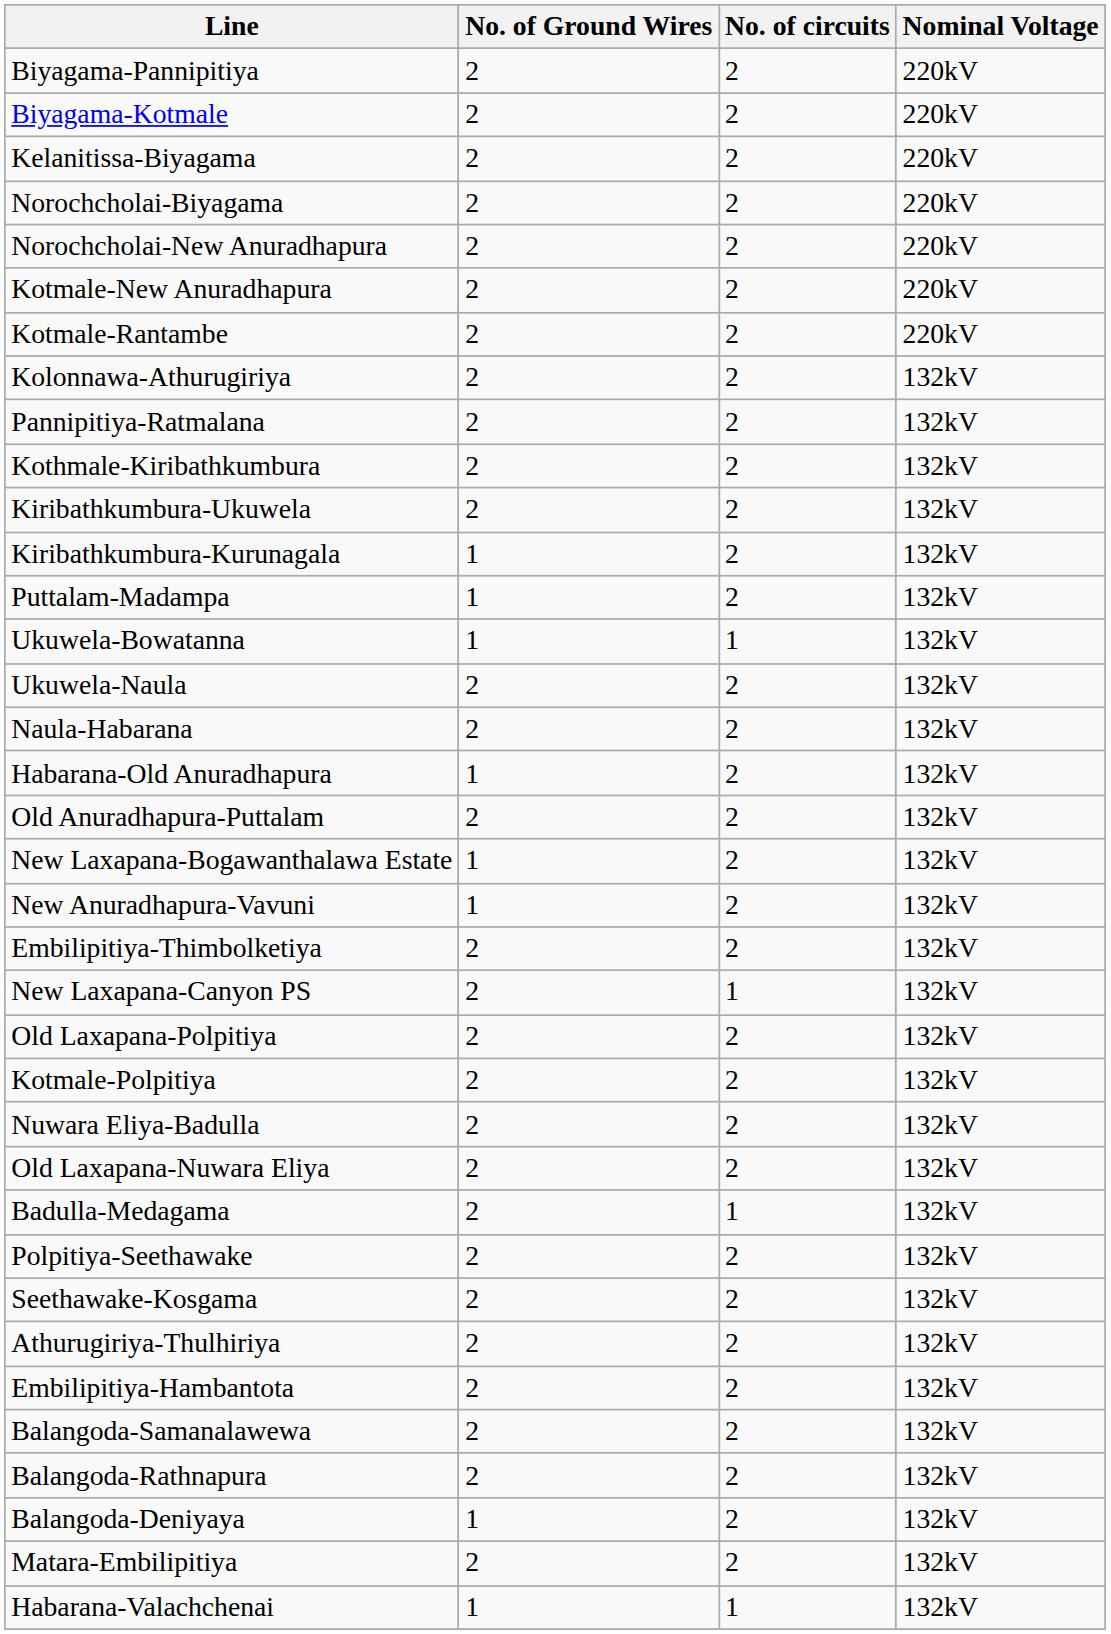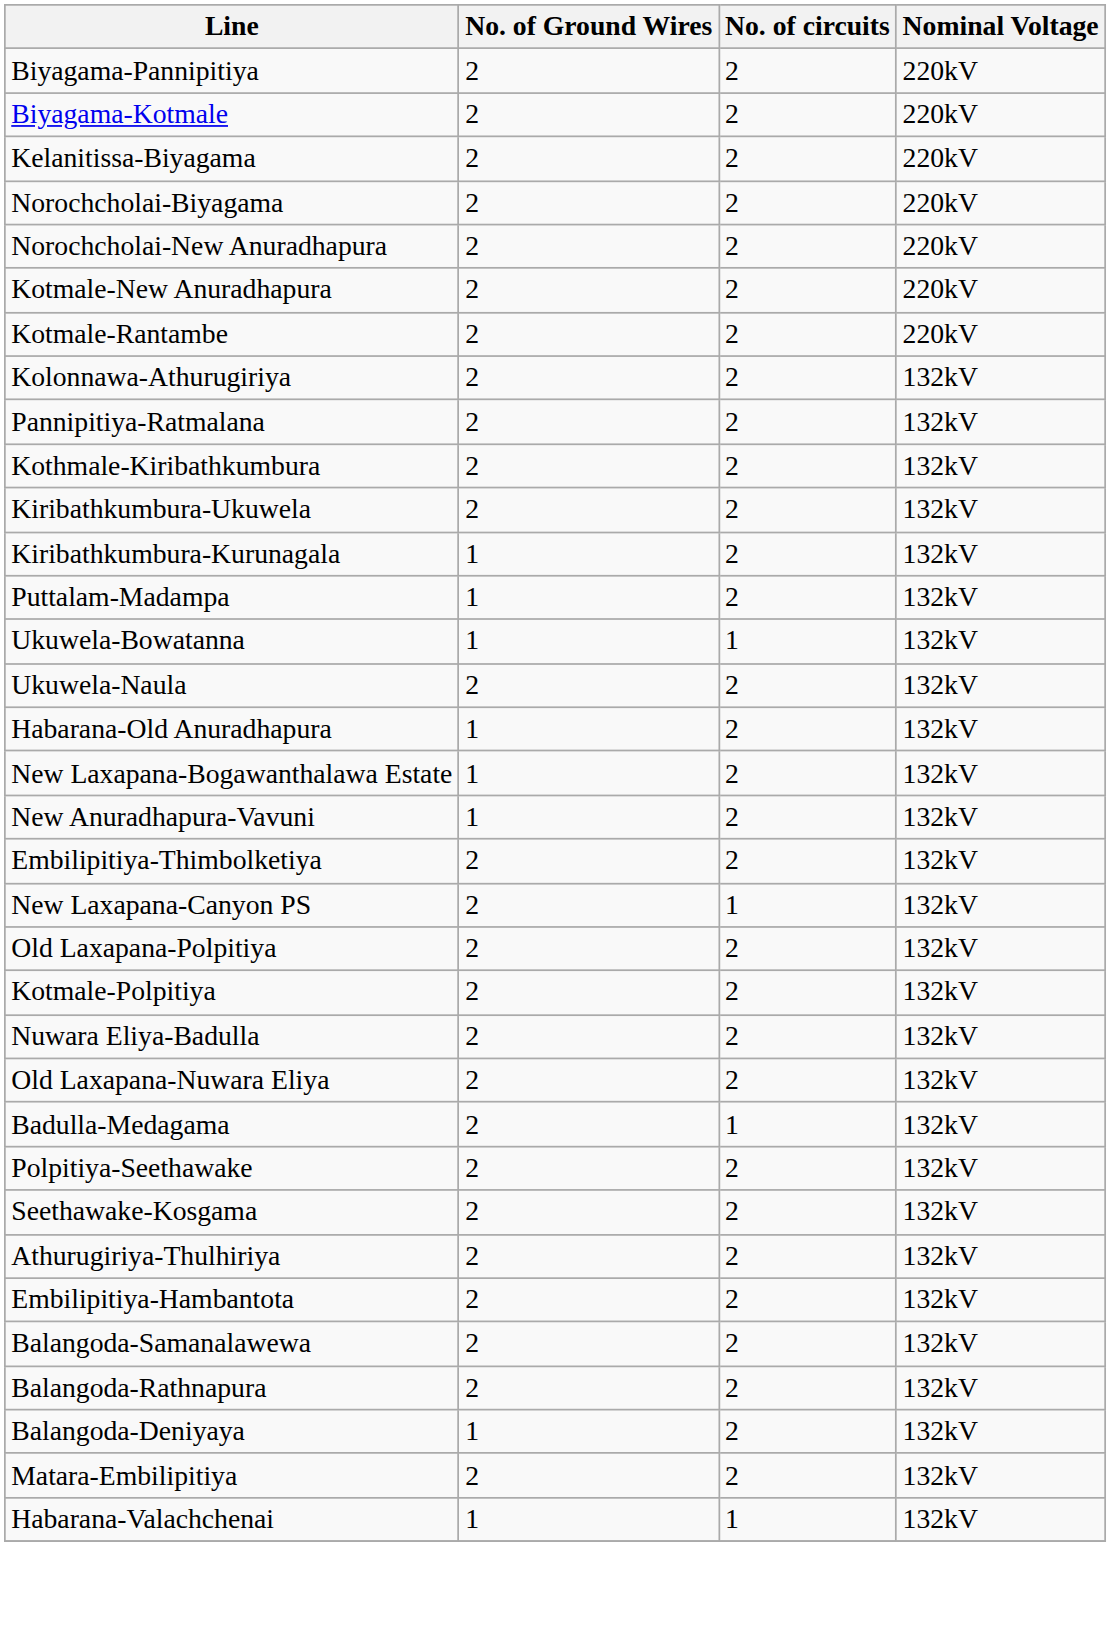- row: (102, 728)
- row: (168, 816)
